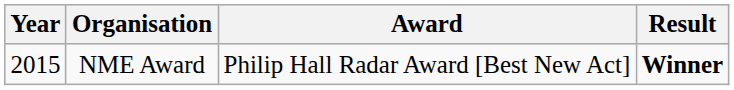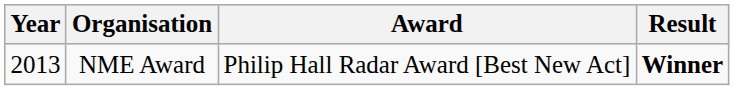(35, 63) 2015 -> (35, 63) 2013
